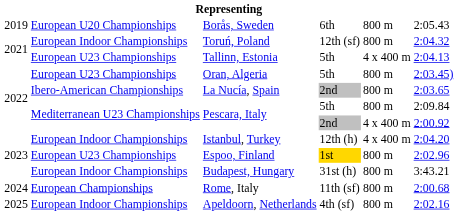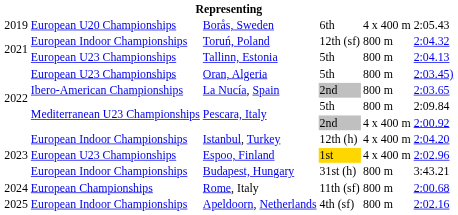(378, 25) 800 m -> (387, 25) 4 x 400 m
(387, 57) 4 x 400 m -> (378, 57) 800 m
(378, 155) 800 m -> (387, 155) 4 x 400 m
